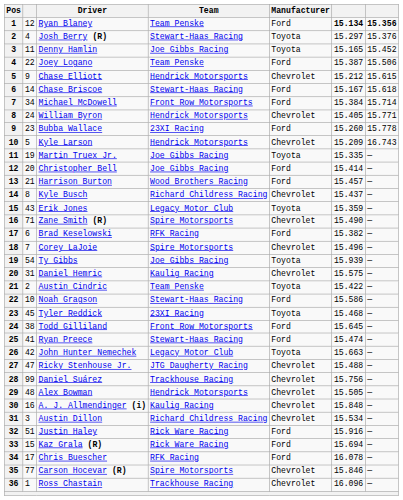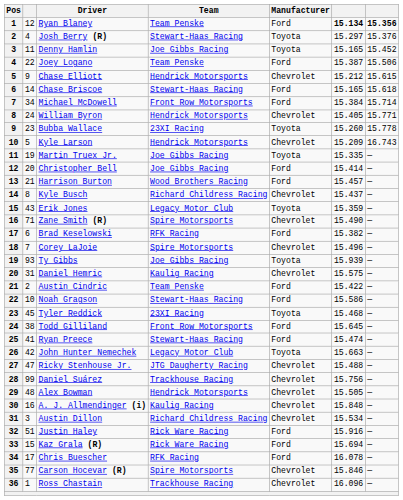(349, 90) 15.167 -> (349, 90) 15.165
(281, 130) Ford -> (286, 130) Toyota
(30, 261) 54 -> (30, 261) 93
(286, 288) Toyota -> (281, 288) Ford
